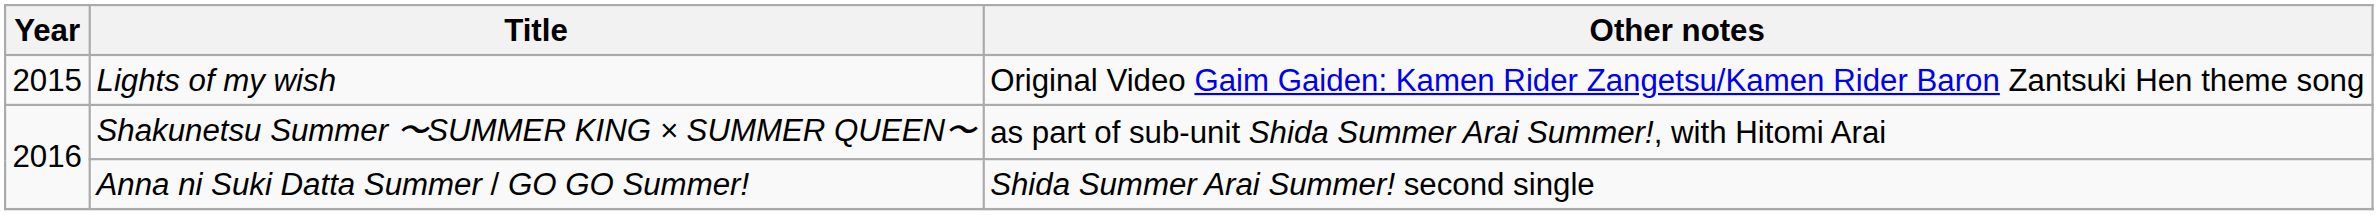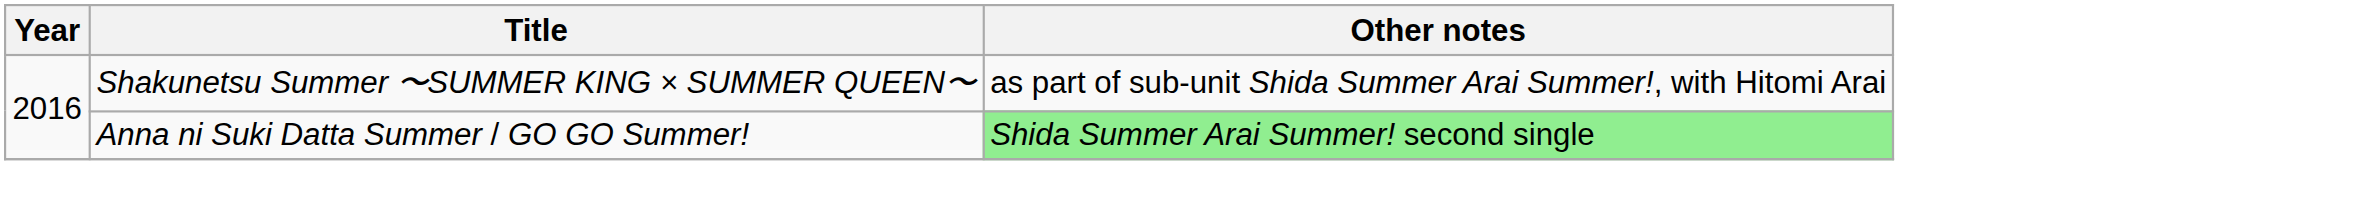- row: (216, 80)
(1292, 185) no background -> (1292, 135) lightgreen background
